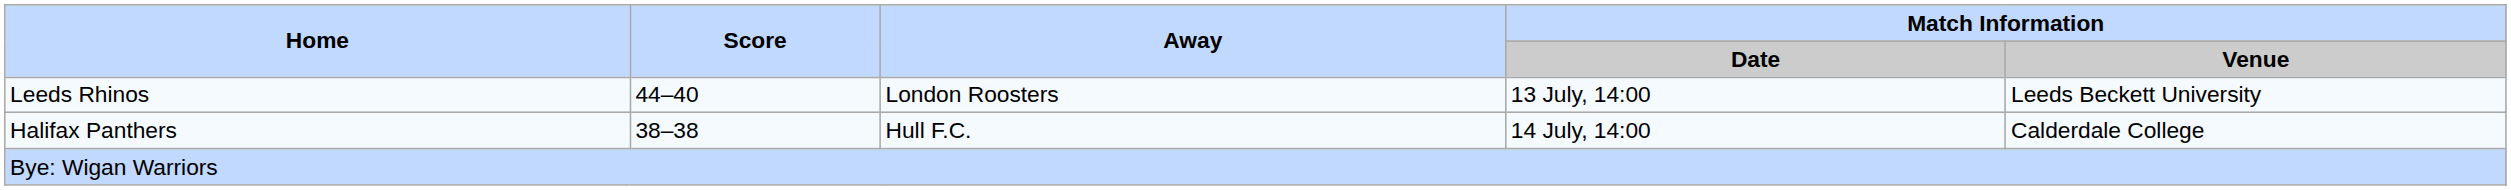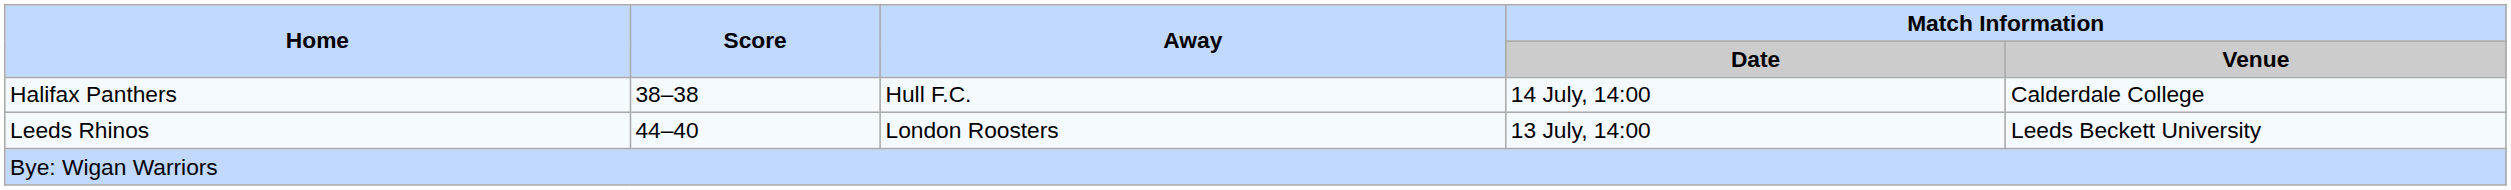rows swapped: (80, 95) <-> (94, 131)
